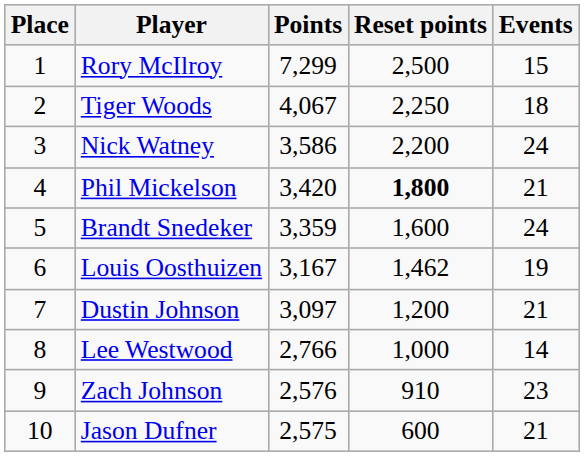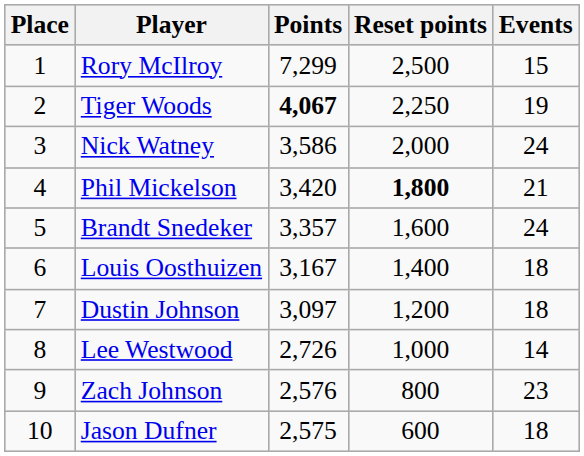(308, 106) normal -> (308, 106) bold
(536, 106) 18 -> (536, 106) 19
(420, 146) 2,200 -> (420, 146) 2,000
(308, 227) 3,359 -> (308, 227) 3,357
(420, 268) 1,462 -> (420, 268) 1,400
(536, 268) 19 -> (536, 268) 18
(536, 308) 21 -> (536, 308) 18
(308, 349) 2,766 -> (308, 349) 2,726
(420, 390) 910 -> (420, 390) 800
(536, 430) 21 -> (536, 430) 18
